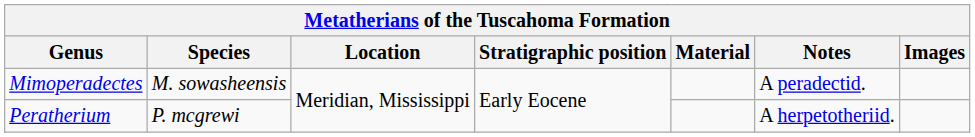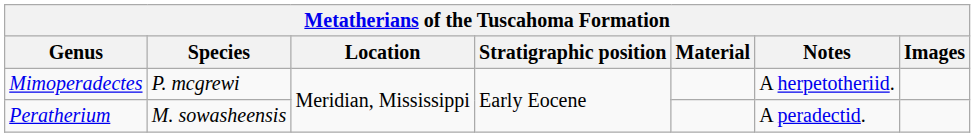(219, 83) M. sowasheensis -> (196, 83) P. mcgrewi
(813, 83) A peradectid. -> (827, 83) A herpetotheriid.
(196, 115) P. mcgrewi -> (219, 115) M. sowasheensis
(827, 115) A herpetotheriid. -> (813, 115) A peradectid.
